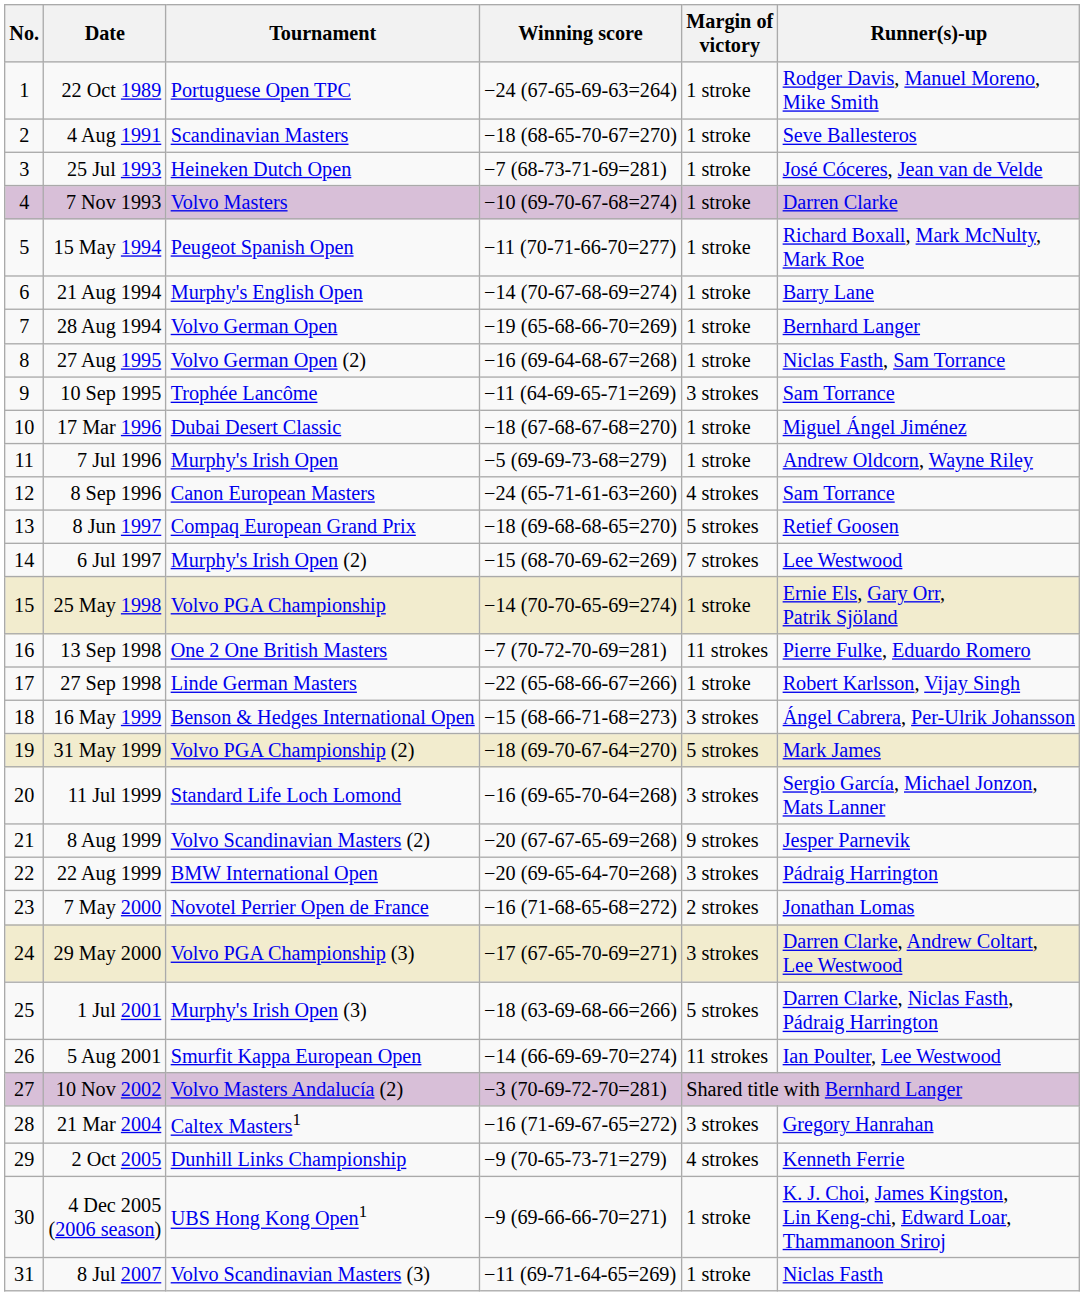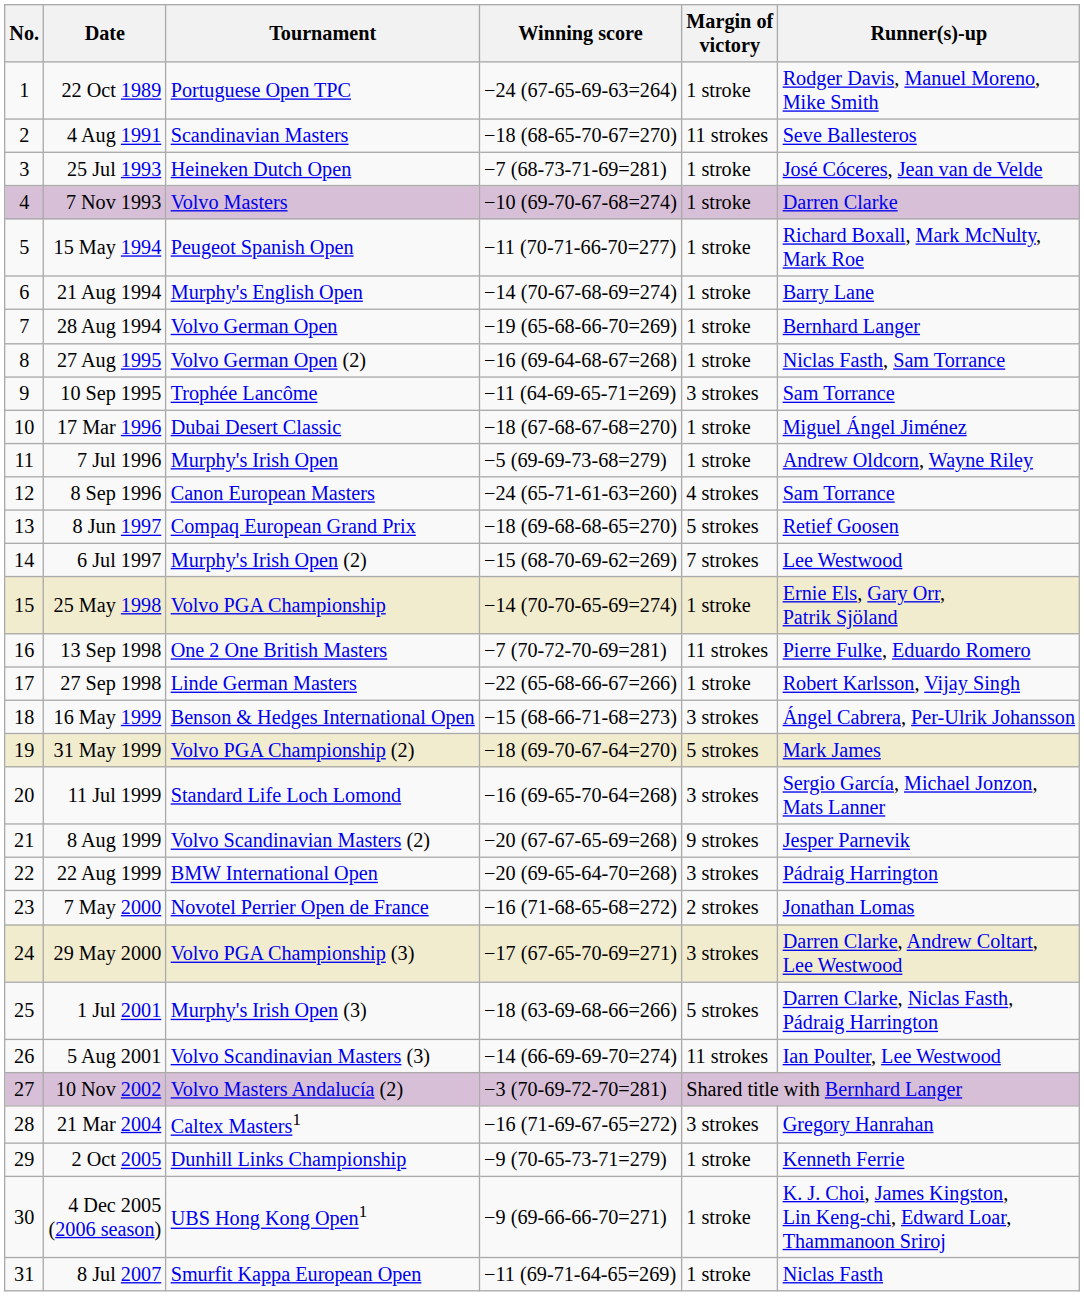(719, 135) 1 stroke -> (727, 135) 11 strokes
(296, 1055) Smurfit Kappa European Open -> (300, 1055) Volvo Scandinavian Masters (3)
(722, 1159) 4 strokes -> (719, 1159) 1 stroke
(300, 1274) Volvo Scandinavian Masters (3) -> (296, 1274) Smurfit Kappa European Open
